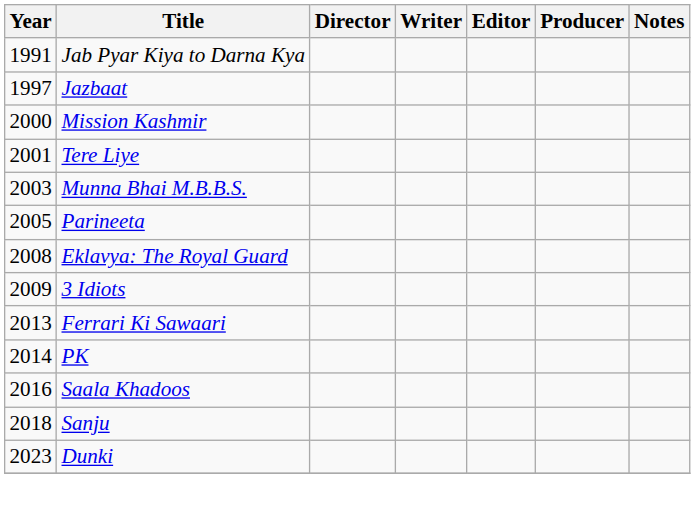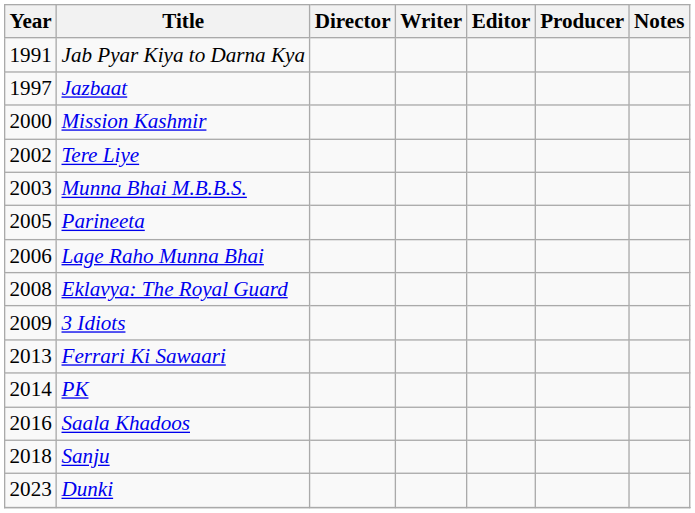(31, 155) 2001 -> (31, 155) 2002
+ row: (163, 255)
